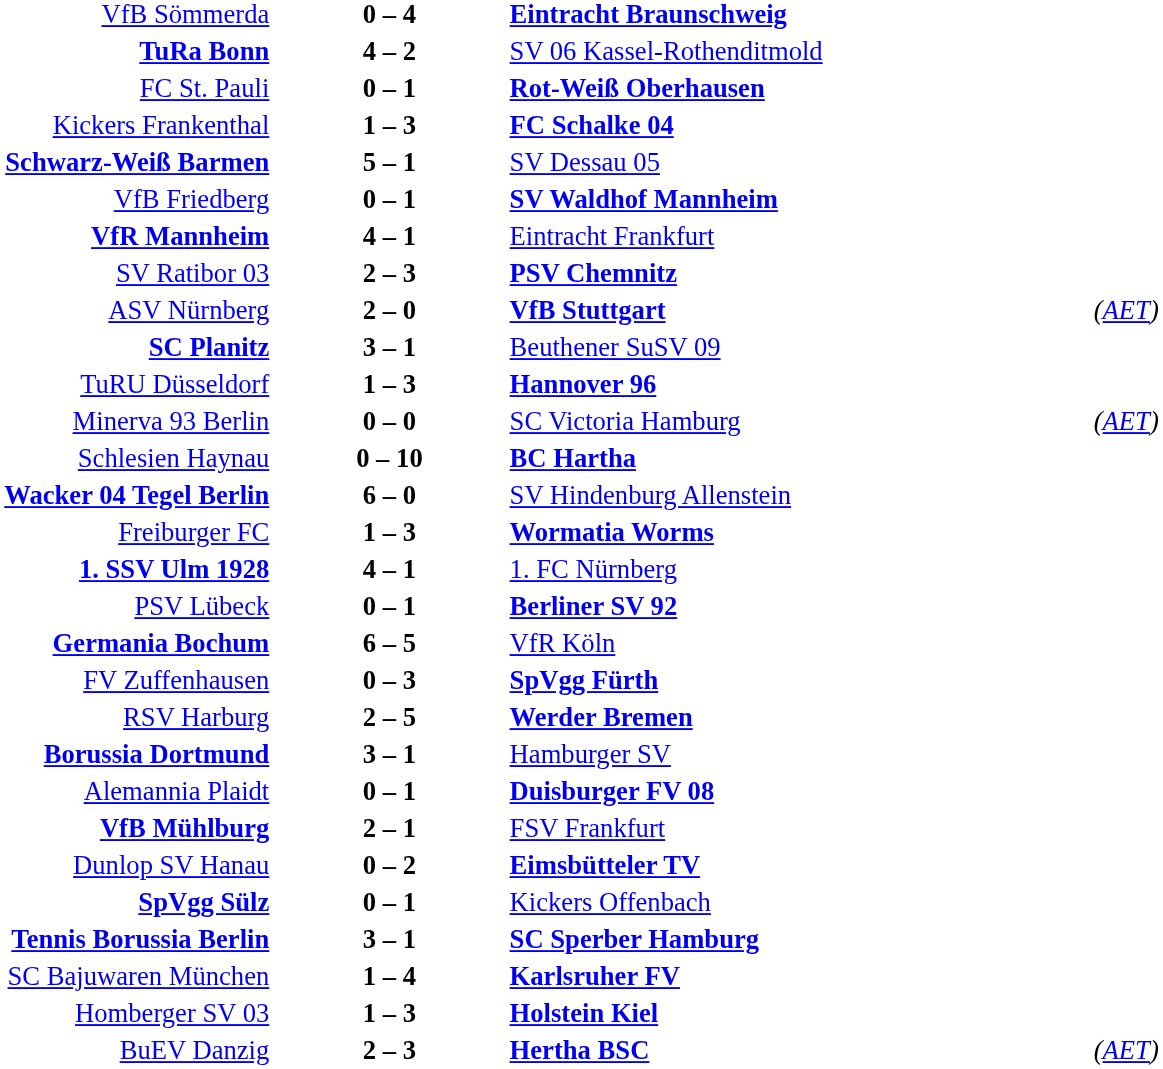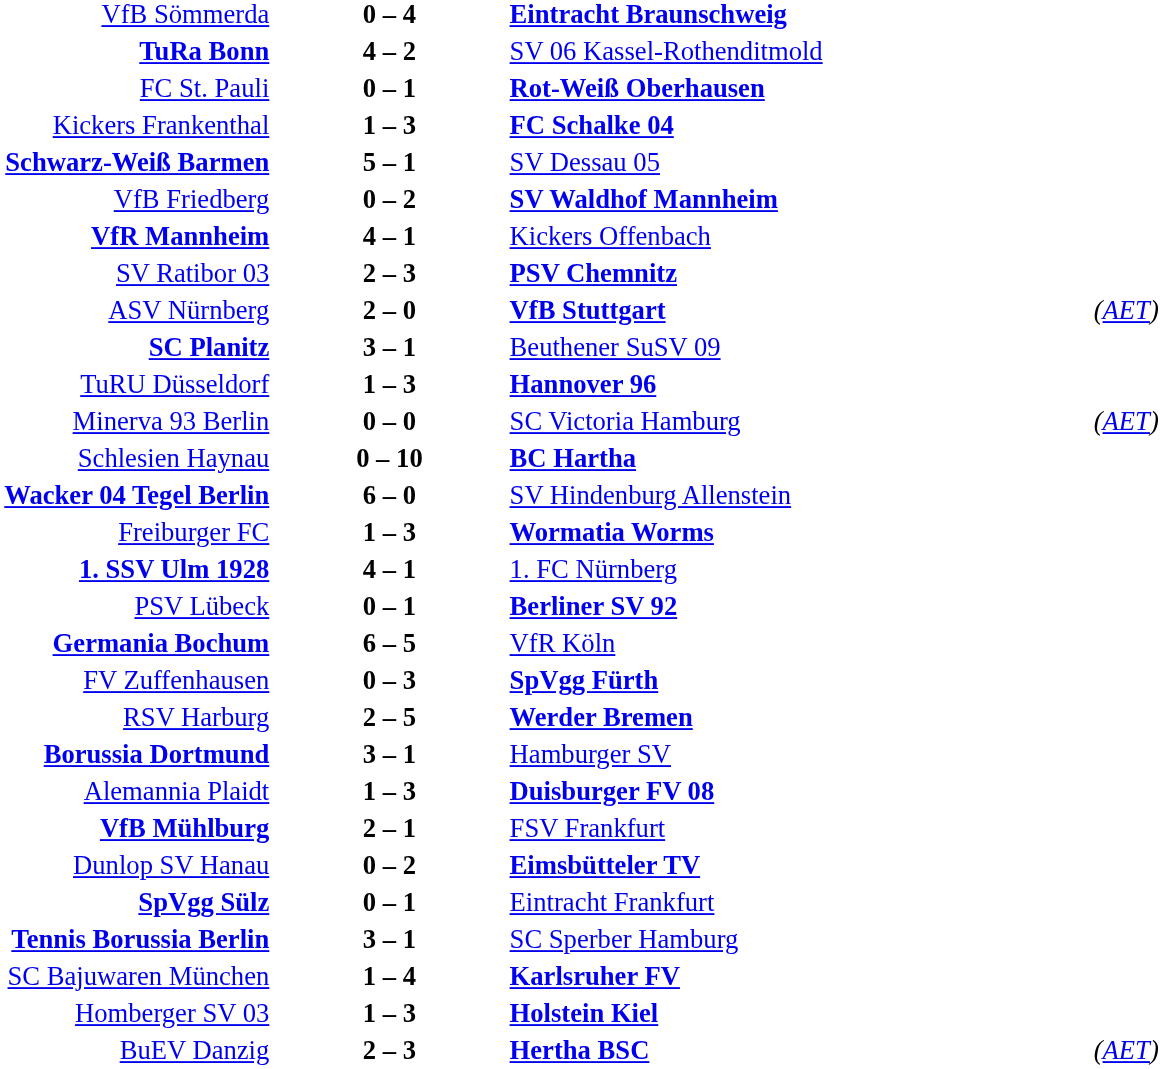(389, 199) 0 – 1 -> (389, 199) 0 – 2
(612, 236) Eintracht Frankfurt -> (610, 236) Kickers Offenbach
(389, 791) 0 – 1 -> (389, 791) 1 – 3
(610, 902) Kickers Offenbach -> (612, 902) Eintracht Frankfurt
(634, 939) bold -> (624, 939) normal
